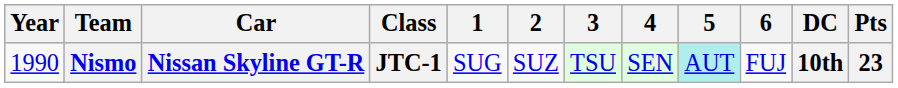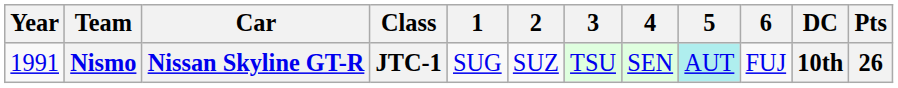(35, 62) 1990 -> (35, 62) 1991
(871, 62) 23 -> (871, 62) 26
